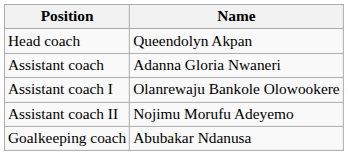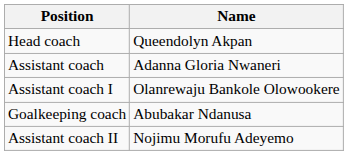rows swapped: (63, 114) <-> (67, 138)
